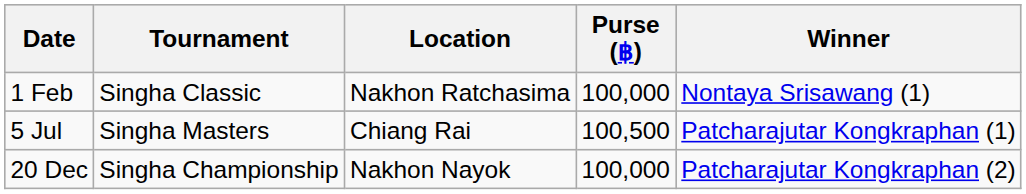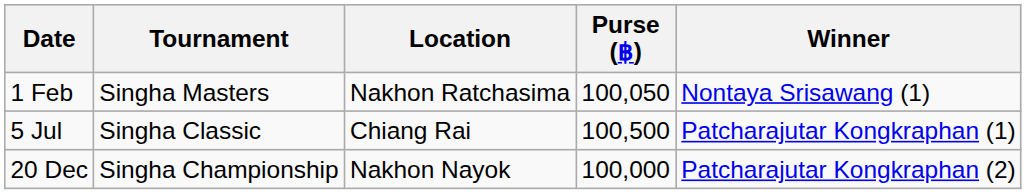(180, 92) Singha Classic -> (184, 92) Singha Masters
(626, 92) 100,000 -> (626, 92) 100,050
(184, 131) Singha Masters -> (180, 131) Singha Classic
